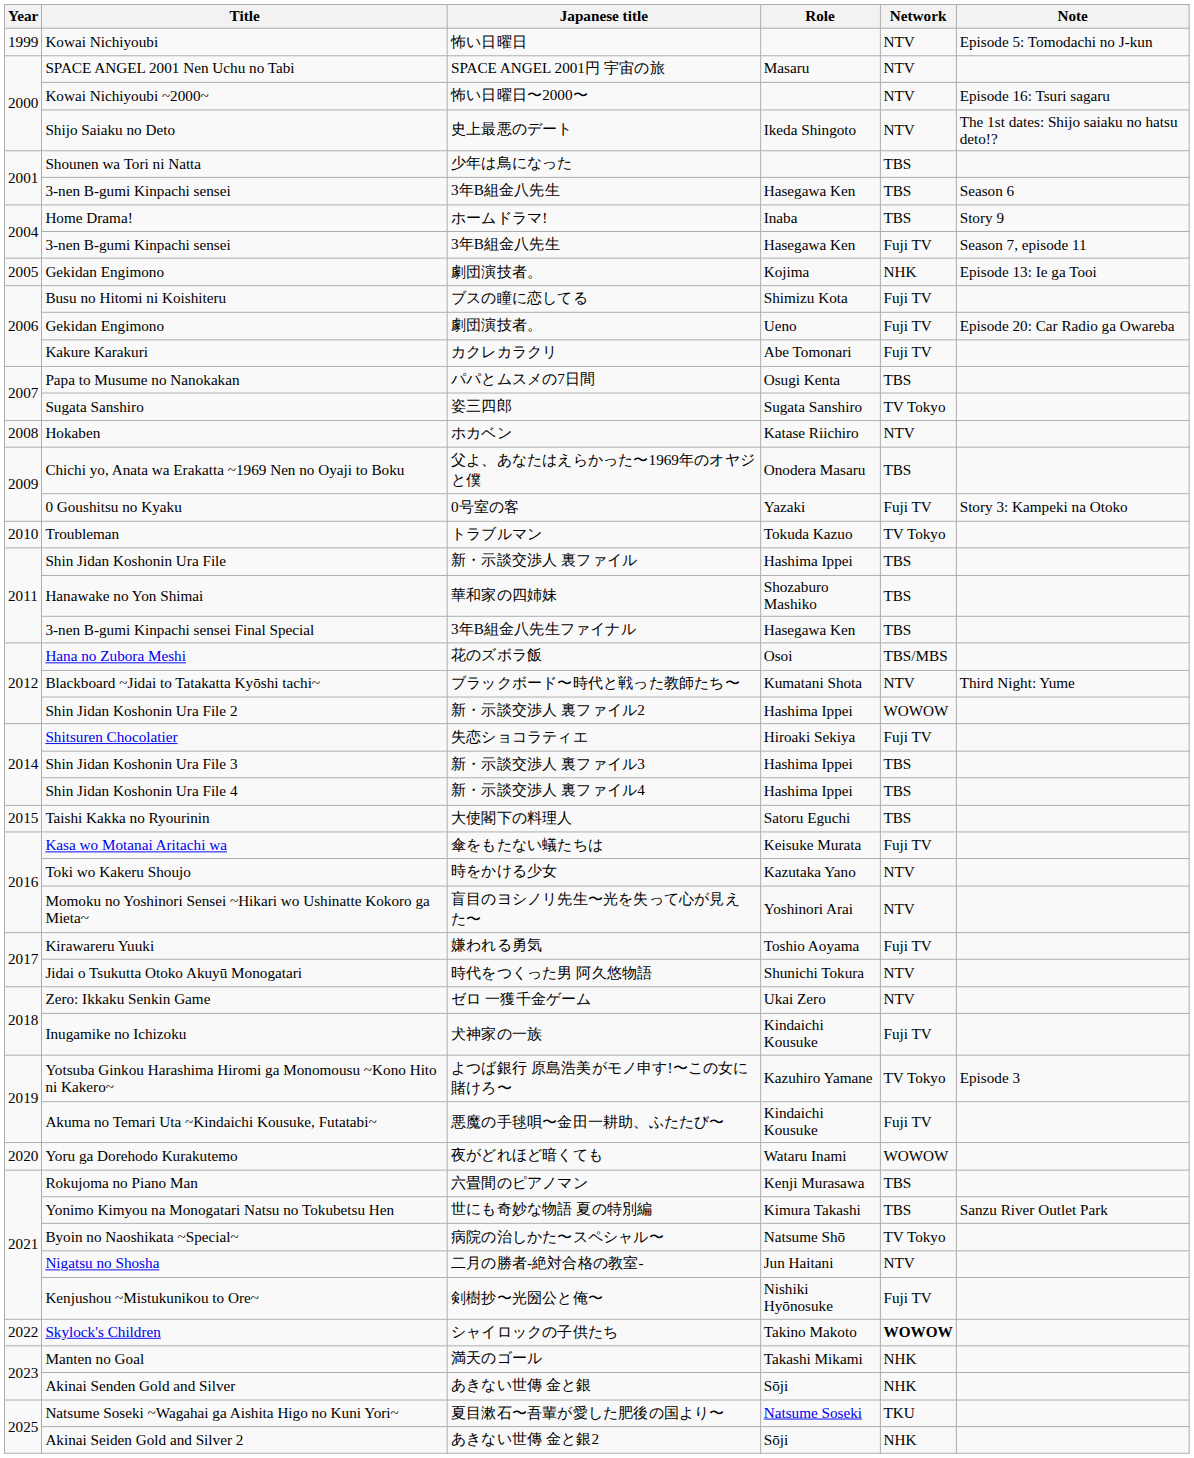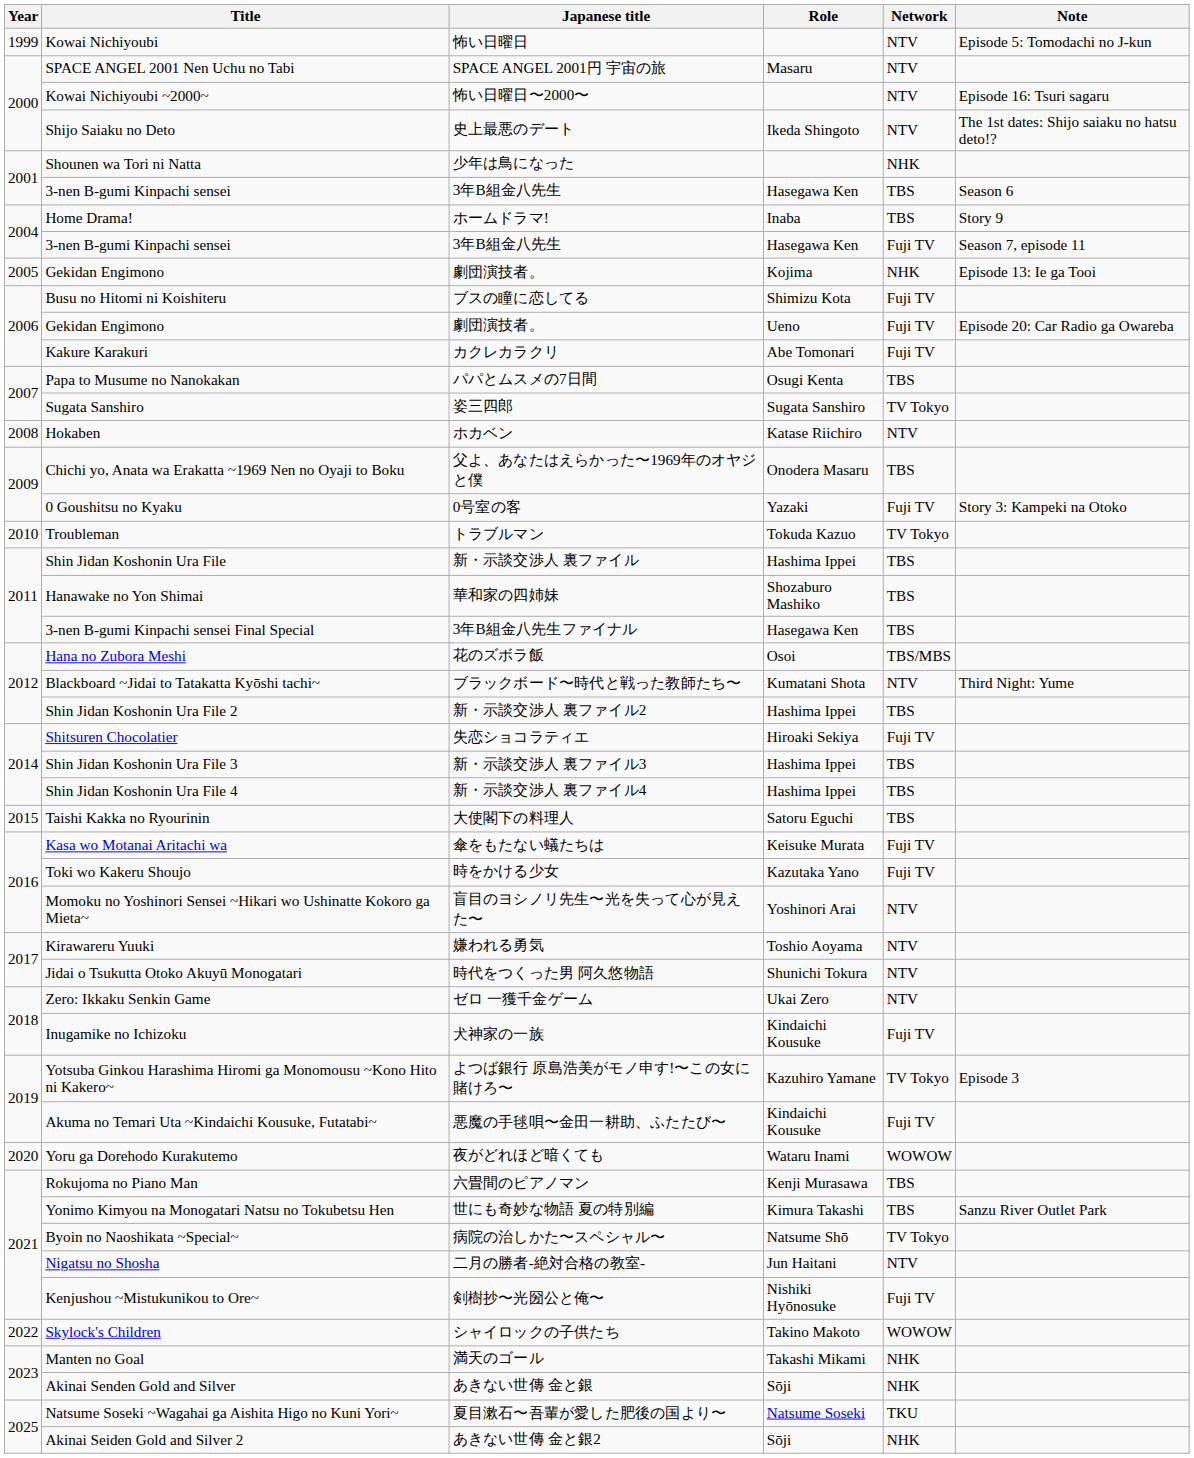(897, 164) TBS -> (903, 164) NHK
(916, 710) WOWOW -> (901, 710) TBS
(899, 872) NTV -> (911, 872) Fuji TV
(908, 946) Fuji TV -> (902, 946) NTV
(918, 1332) bold -> (919, 1332) normal
